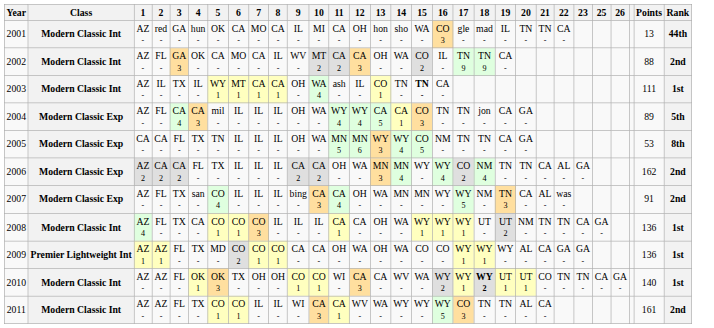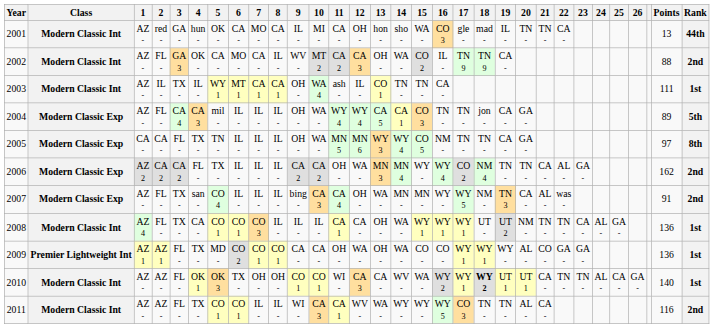+ column: (601, 12)
(422, 89) bold -> (422, 89) normal
(649, 144) 53 -> (667, 144) 97
(545, 254) CA - -> (545, 254) CO -
(545, 282) CO - -> (545, 282) CA -
(649, 310) 161 -> (667, 310) 116
